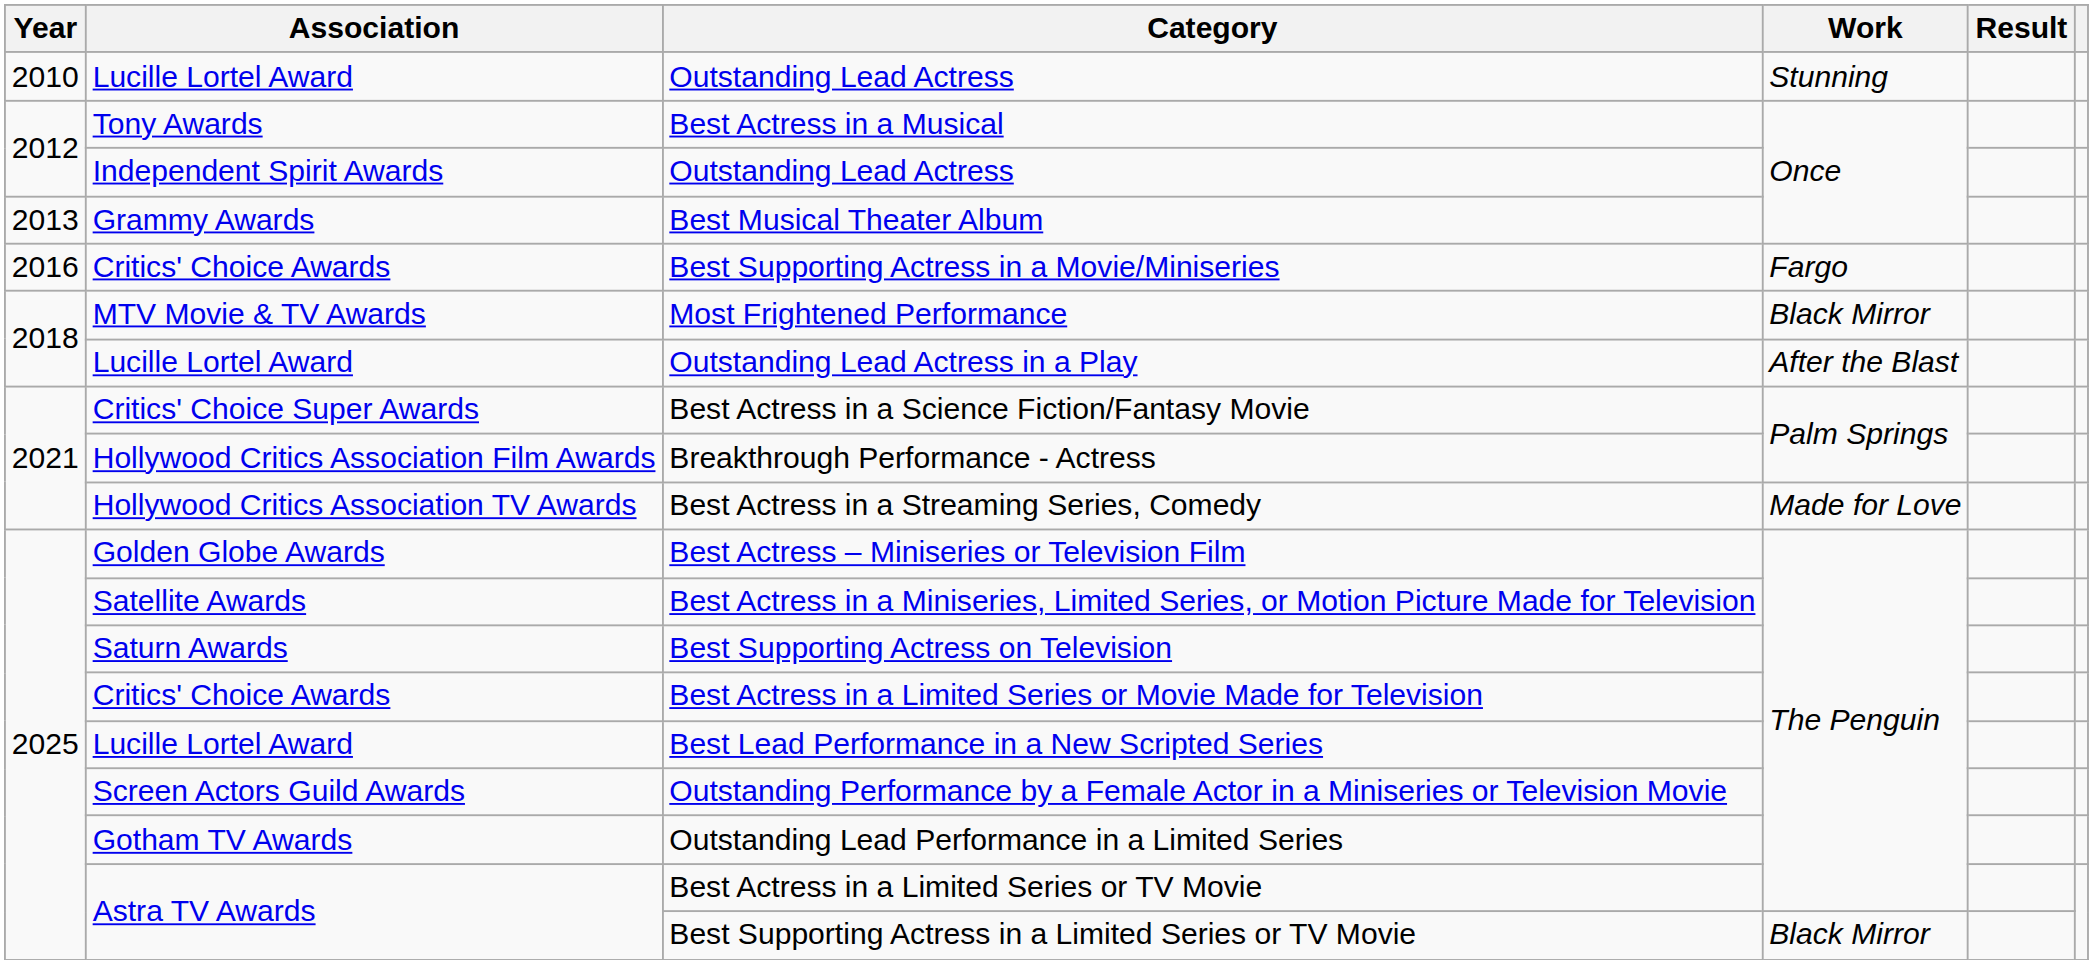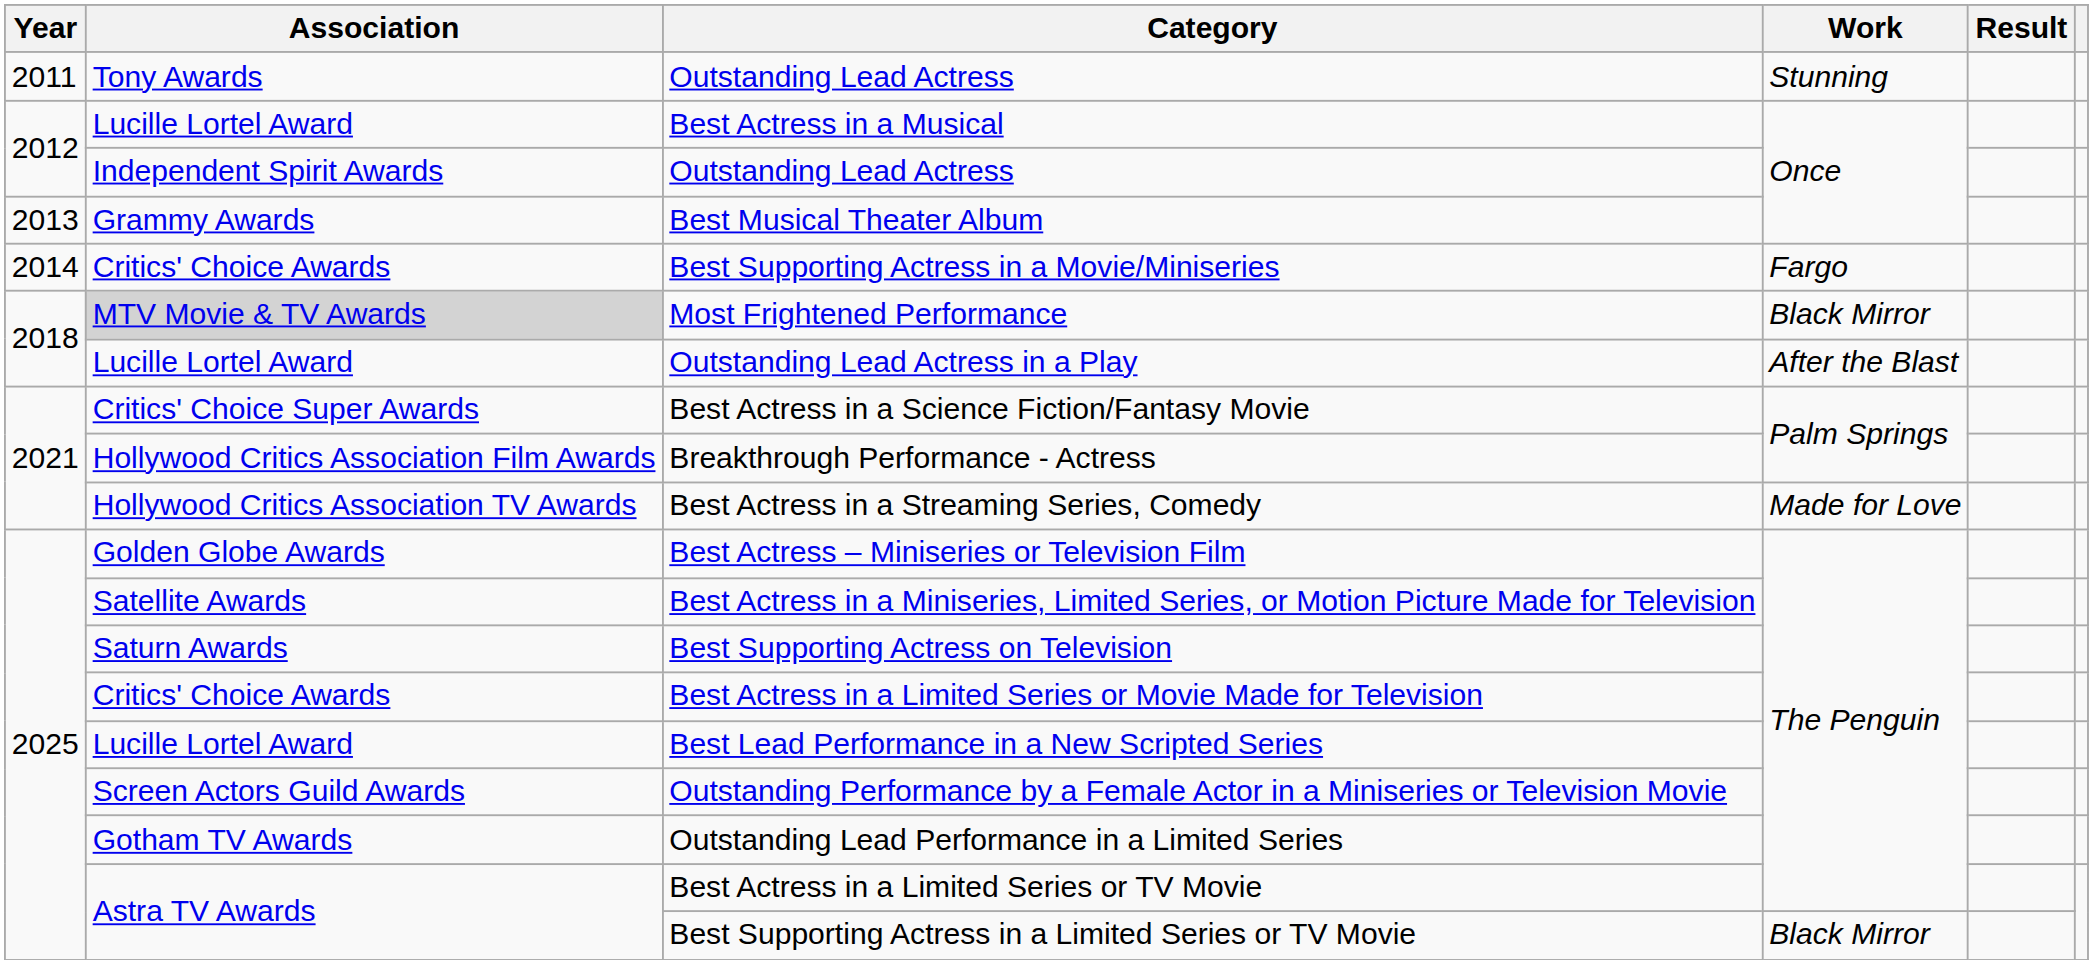(45, 76) 2010 -> (44, 76) 2011
(223, 76) Lucille Lortel Award -> (178, 76) Tony Awards
(178, 123) Tony Awards -> (223, 123) Lucille Lortel Award
(45, 266) 2016 -> (45, 266) 2014
(259, 314) no background -> (259, 314) lightgrey background
